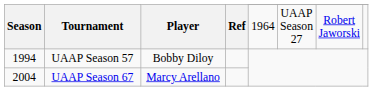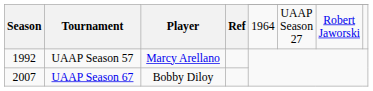(24, 58) 1994 -> (24, 58) 1992
(183, 58) Bobby Diloy -> (183, 58) Marcy Arellano
(24, 77) 2004 -> (24, 77) 2007
(183, 77) Marcy Arellano -> (183, 77) Bobby Diloy
